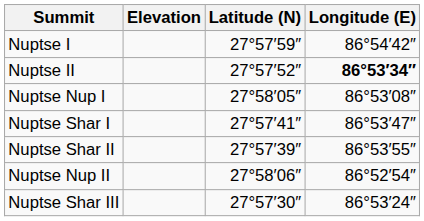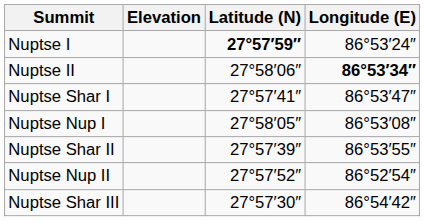(266, 44) normal -> (264, 44) bold
(380, 44) 86°54′42″ -> (380, 44) 86°53′24″
(266, 70) 27°57′52″ -> (266, 70) 27°58′06″
rows swapped: (59, 123) <-> (57, 96)
(266, 176) 27°58′06″ -> (266, 176) 27°57′52″
(380, 202) 86°53′24″ -> (380, 202) 86°54′42″
